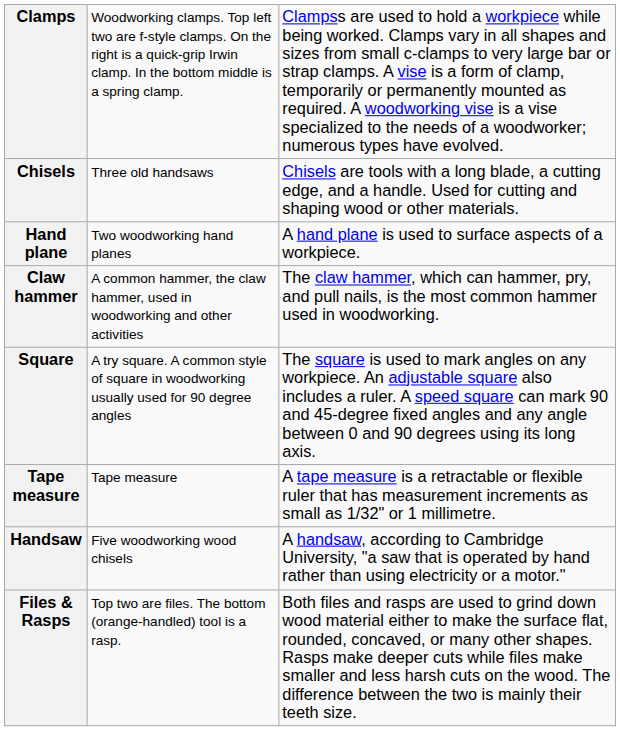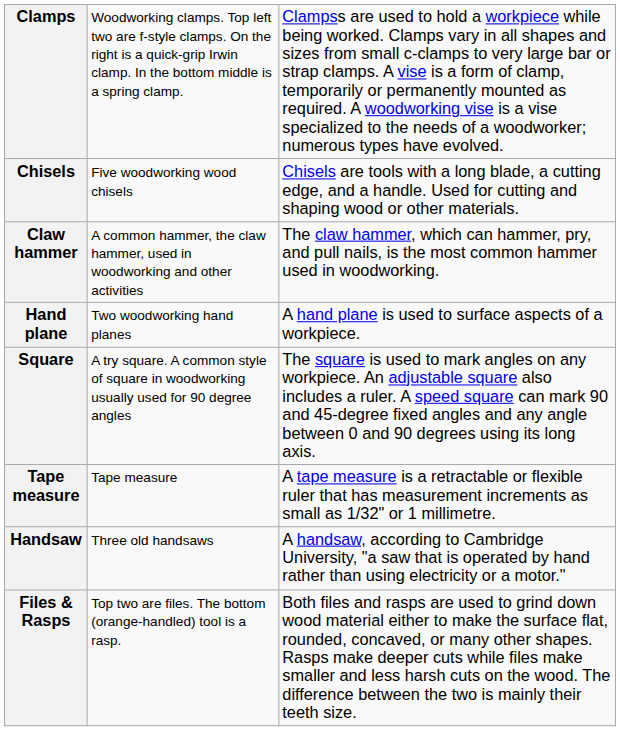(152, 172) Three old handsaws -> (164, 182) Five woodworking wood chisels
rows swapped: (46, 287) <-> (46, 243)
(164, 550) Five woodworking wood chisels -> (152, 540) Three old handsaws
